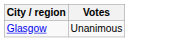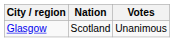+ column: (90, 12)
